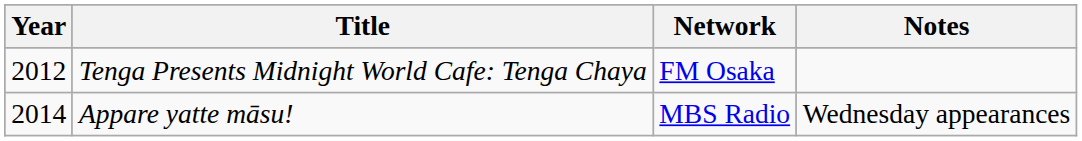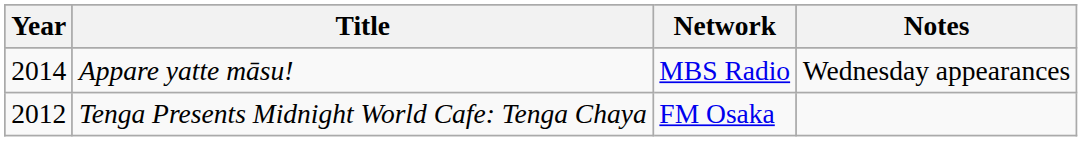rows swapped: (363, 69) <-> (186, 113)
